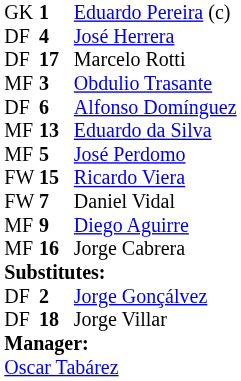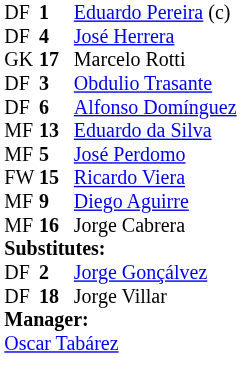(19, 12) GK -> (17, 12) DF
(17, 59) DF -> (19, 59) GK
(19, 83) MF -> (17, 83) DF
- row: (124, 201)
